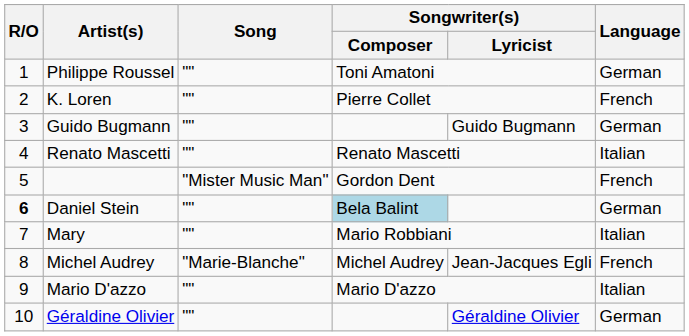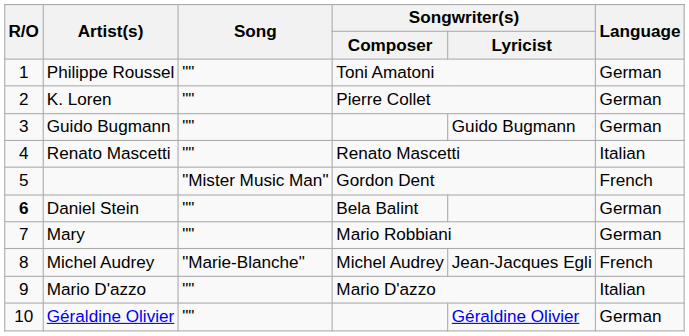(626, 99) French -> (631, 99) German
(377, 208) lightblue background -> (377, 208) no background
(622, 235) Italian -> (631, 235) German
